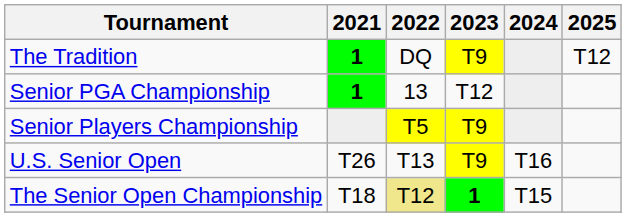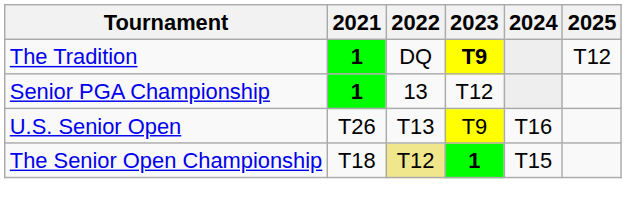(474, 57) normal -> (474, 57) bold
- row: (154, 126)
